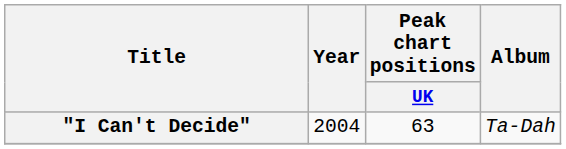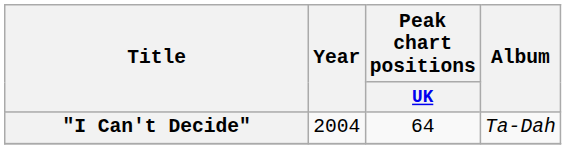(423, 128) 63 -> (423, 128) 64
